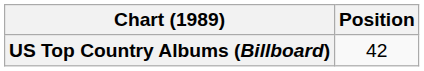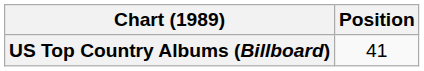(377, 50) 42 -> (377, 50) 41
